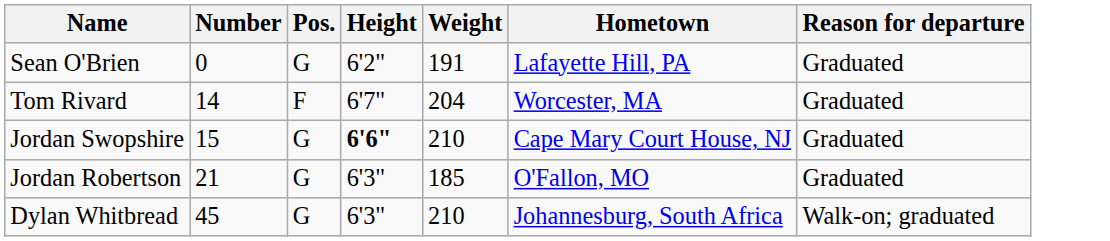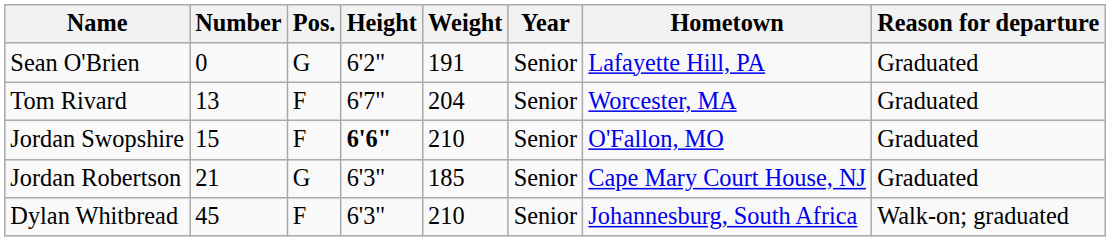+ column: (545, 23)
(207, 100) 14 -> (207, 100) 13
(302, 139) G -> (300, 139) F
(652, 139) Cape Mary Court House, NJ -> (656, 139) O'Fallon, MO
(581, 178) O'Fallon, MO -> (727, 178) Cape Mary Court House, NJ
(302, 216) G -> (300, 216) F
